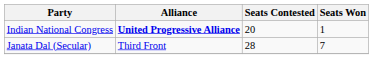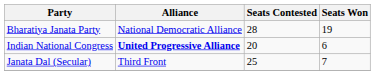+ row: (54, 29)
(322, 29) 1 -> (324, 45) 6
(250, 45) 28 -> (252, 62) 25
